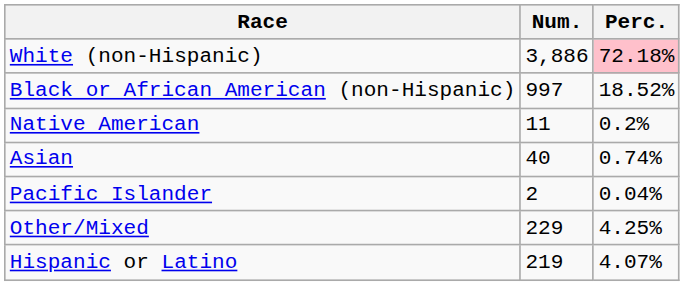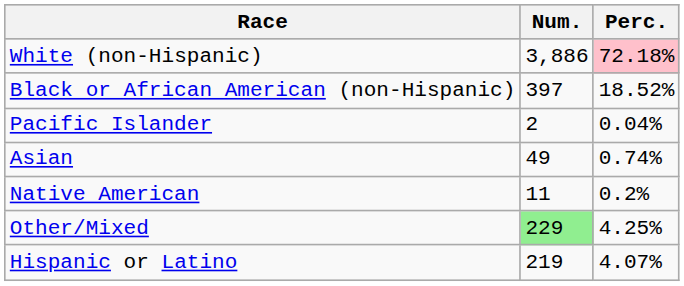(544, 91) 997 -> (544, 91) 397
rows swapped: (105, 125) <-> (111, 194)
(538, 159) 40 -> (538, 159) 49
(544, 228) no background -> (544, 228) lightgreen background
